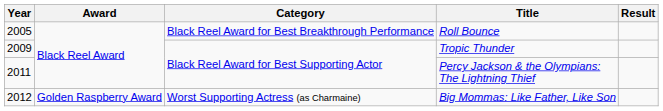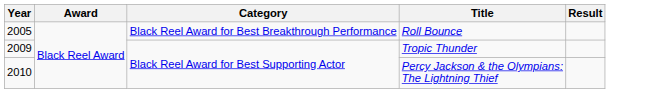(19, 72) 2011 -> (19, 72) 2010
- row: (528, 97)
